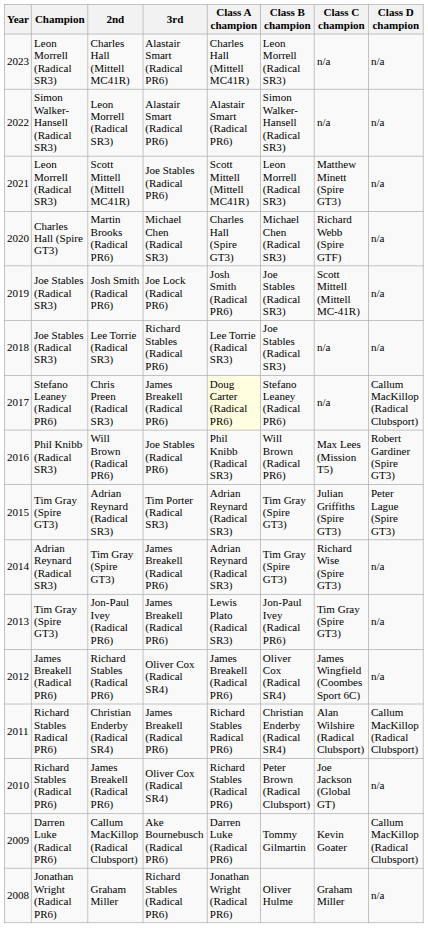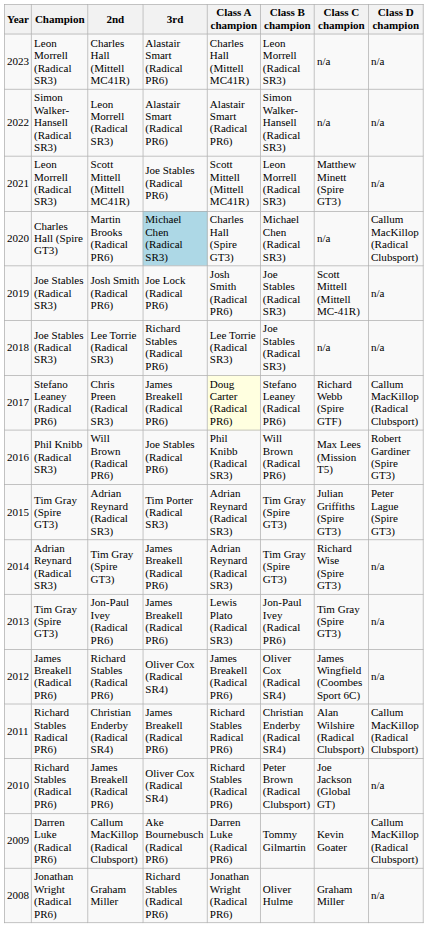(164, 238) no background -> (164, 238) lightblue background
(334, 238) Richard Webb (Spire GTF) -> (324, 238) n/a
(378, 238) n/a -> (395, 238) Callum MacKillop (Radical Clubsport)
(324, 402) n/a -> (334, 402) Richard Webb (Spire GTF)
